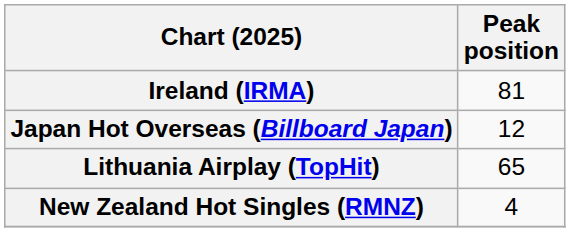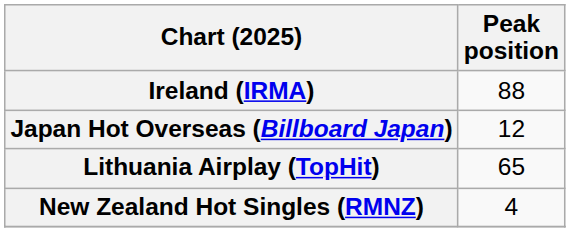(511, 90) 81 -> (511, 90) 88
